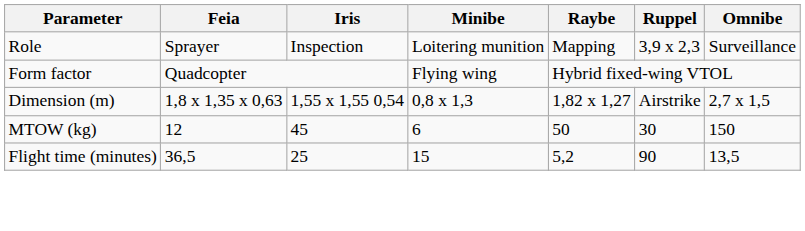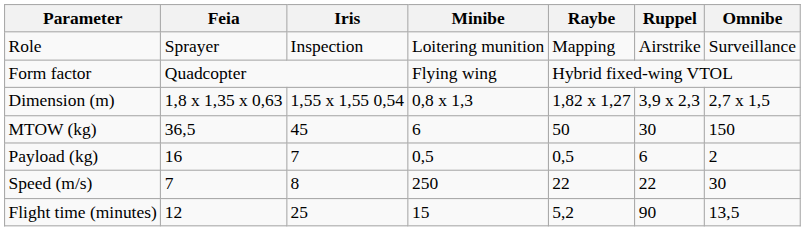(669, 45) 3,9 x 2,3 -> (670, 45) Airstrike
(670, 101) Airstrike -> (669, 101) 3,9 x 2,3
(174, 128) 12 -> (180, 128) 36,5
+ row: (53, 156)
+ row: (50, 184)
(180, 156) 36,5 -> (174, 211) 12
